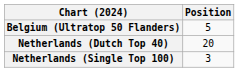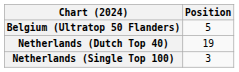(208, 44) 20 -> (208, 44) 19
